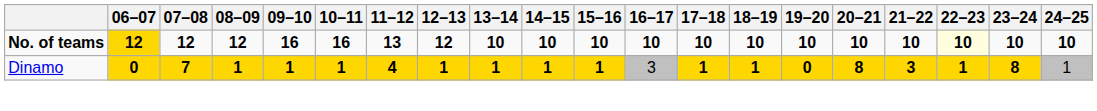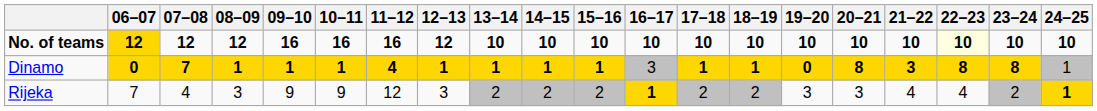(392, 43) 13 -> (392, 43) 16
(963, 68) 1 -> (963, 68) 8
+ row: (31, 93)
